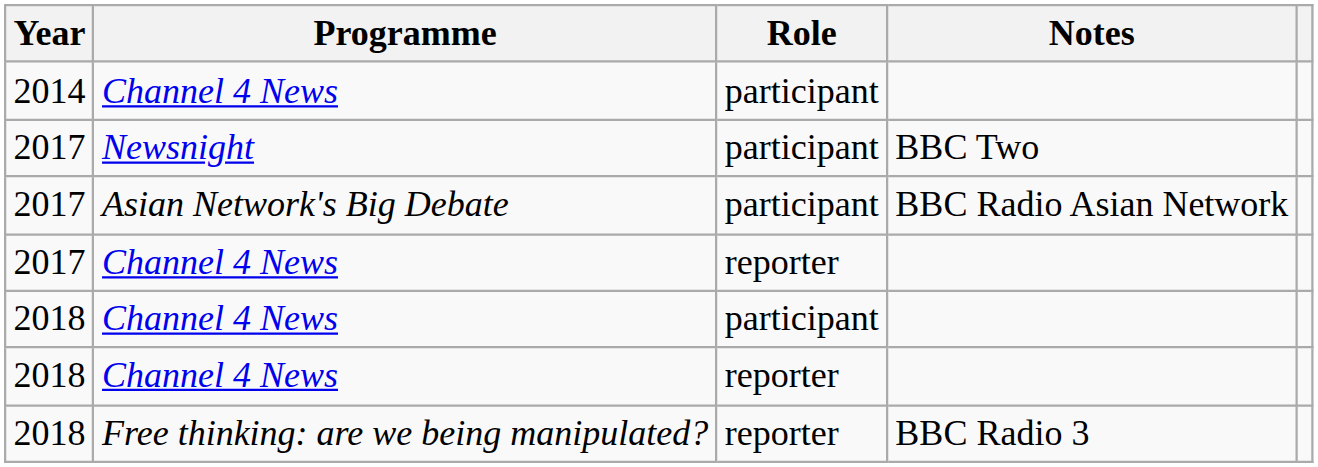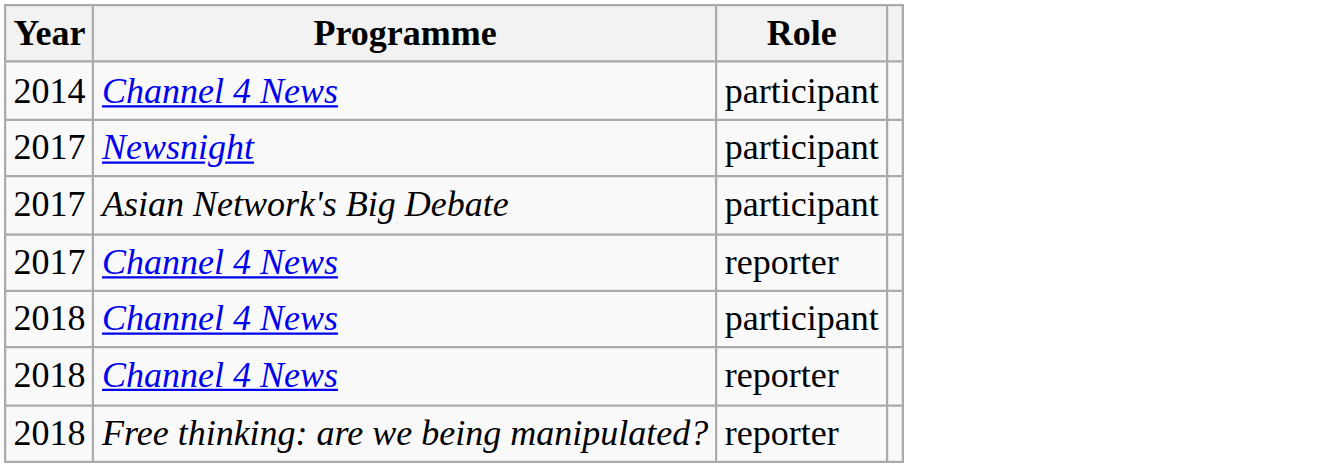- column: (1092, 33)
